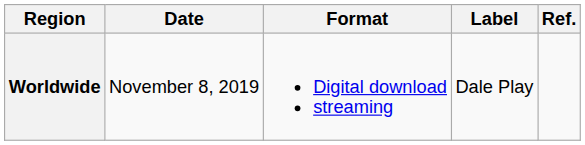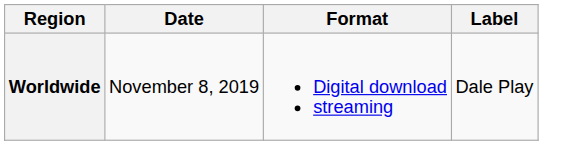- column: (559, 18)
